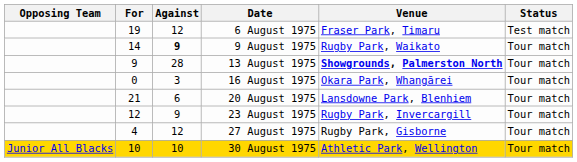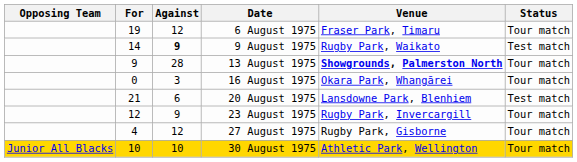(539, 30) Test match -> (539, 30) Tour match
(539, 47) Tour match -> (539, 47) Test match
(539, 98) Tour match -> (539, 98) Test match
